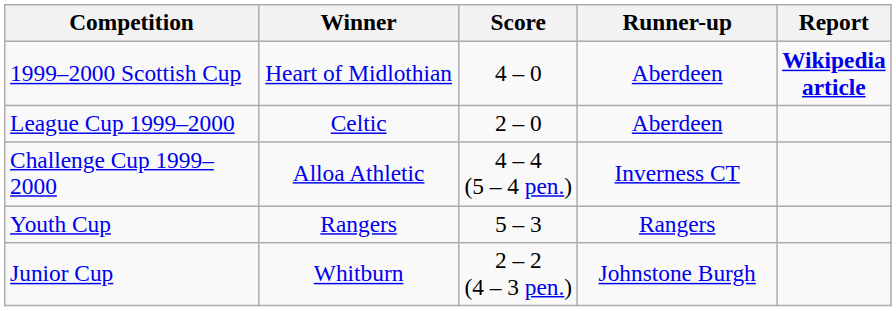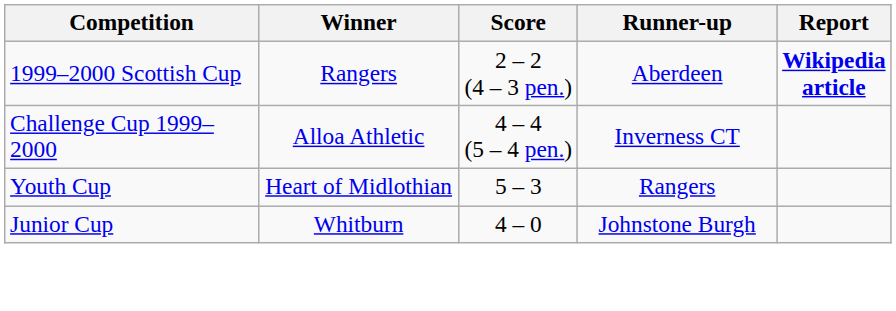(359, 73) Heart of Midlothian -> (359, 73) Rangers
(518, 73) 4 – 0 -> (518, 73) 2 – 2 (4 – 3 pen.)
- row: (122, 123)
(359, 223) Rangers -> (359, 186) Heart of Midlothian
(518, 273) 2 – 2 (4 – 3 pen.) -> (518, 223) 4 – 0
